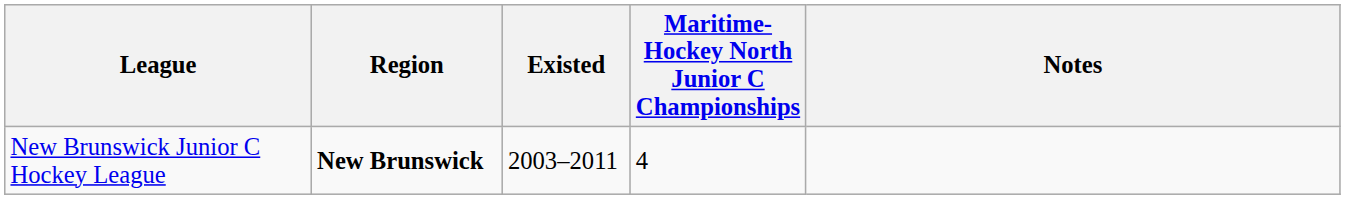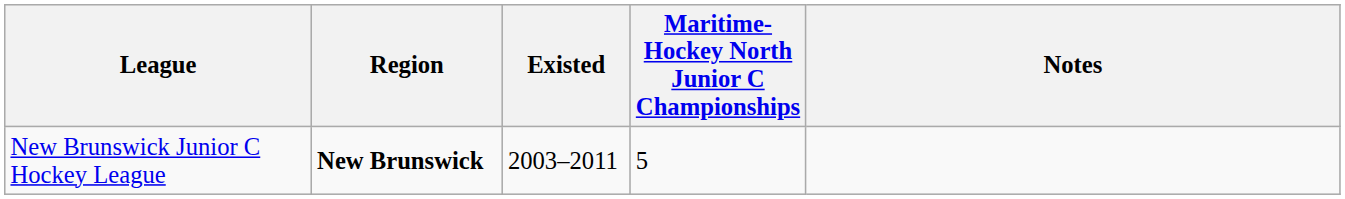(642, 160) 4 -> (642, 160) 5
